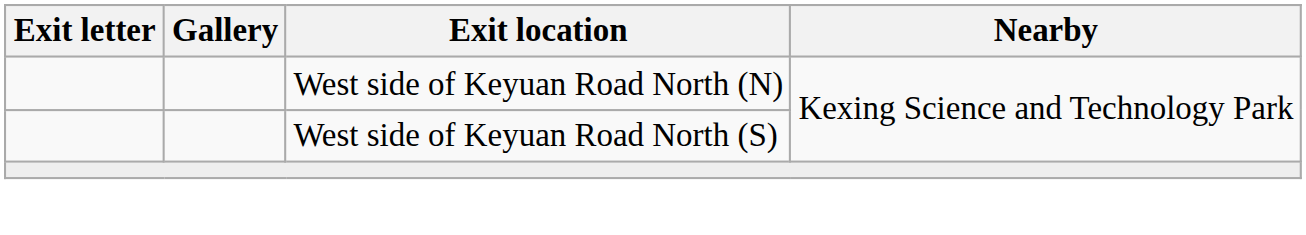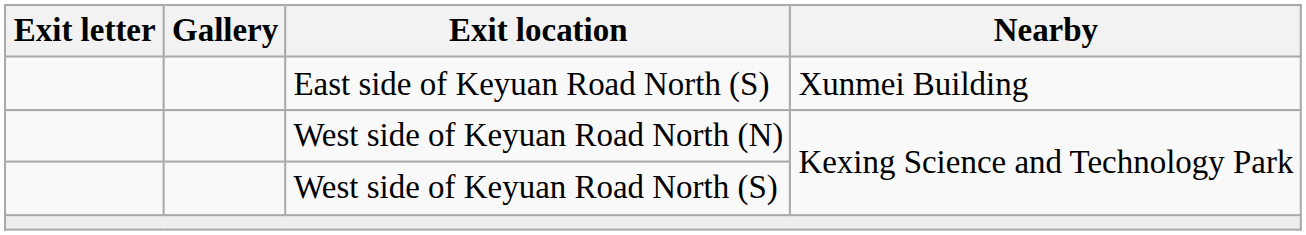+ row: (531, 82)
